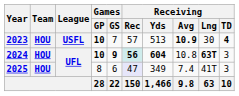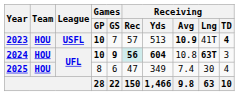(209, 40) 30 -> (209, 40) 41T
(132, 69) lavender background -> (132, 69) no background
(209, 69) 41T -> (209, 69) 30
(226, 69) 3 -> (226, 69) 4
